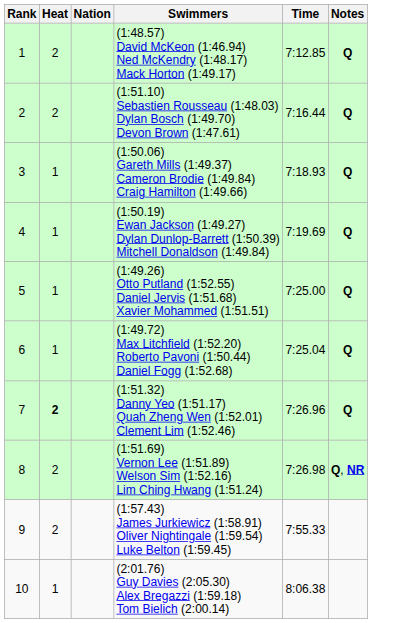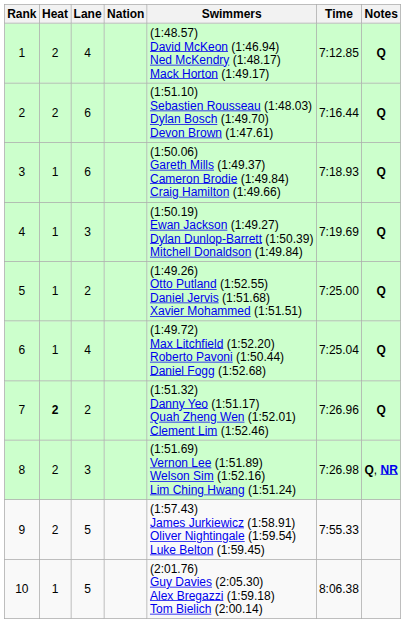+ column: (88, 14)
